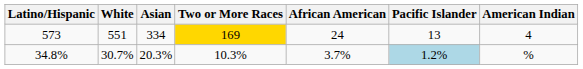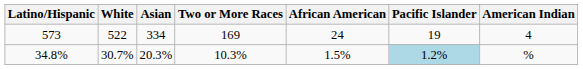(117, 34) 551 -> (117, 34) 522
(231, 34) gold background -> (231, 34) no background
(434, 34) 13 -> (434, 34) 19
(337, 54) 3.7% -> (337, 54) 1.5%
